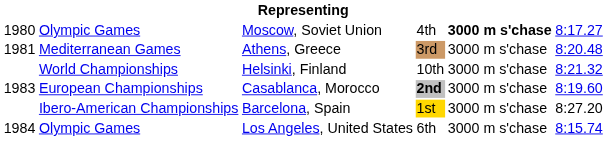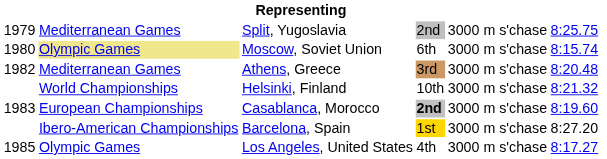+ row: (294, 30)
(90, 30) no background -> (90, 49) khaki background
(426, 30) 4th -> (426, 49) 6th
(500, 30) bold -> (497, 49) normal
(579, 30) 8:17.27 -> (574, 49) 8:15.74
(20, 49) 1981 -> (20, 69) 1982
(20, 128) 1984 -> (20, 147) 1985
(426, 128) 6th -> (426, 147) 4th
(579, 128) 8:15.74 -> (574, 147) 8:17.27
